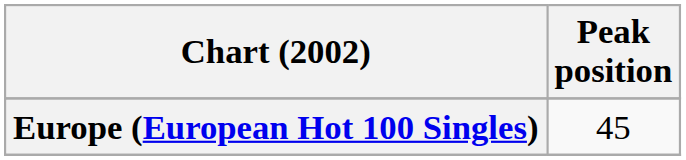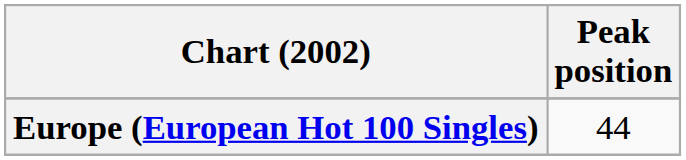(613, 126) 45 -> (613, 126) 44
